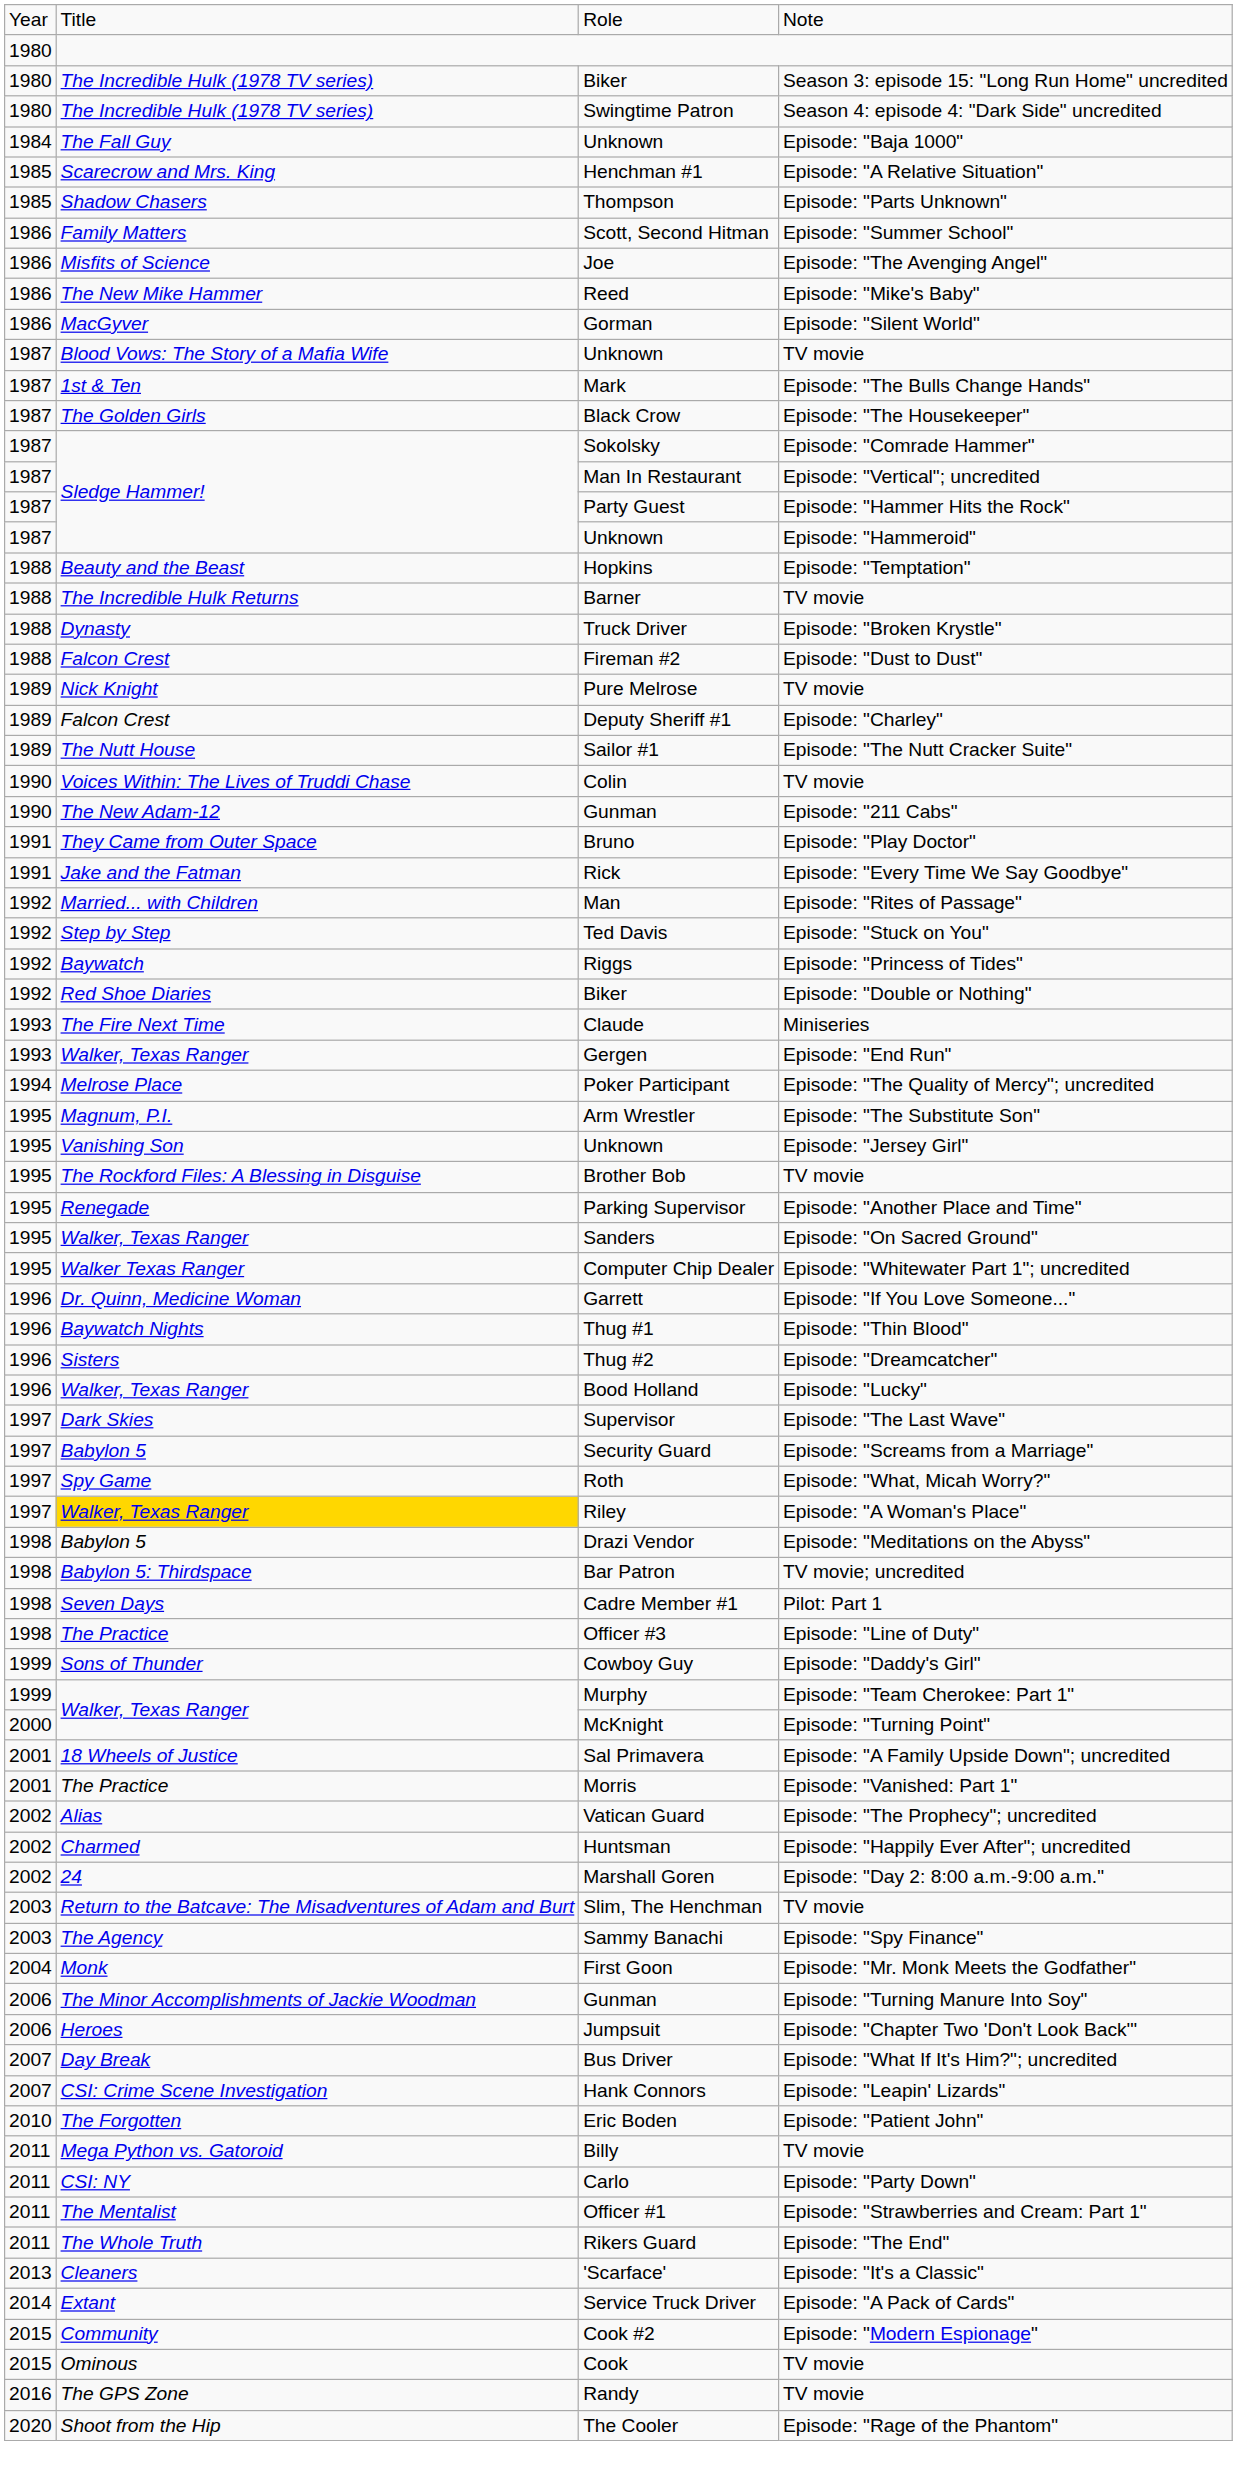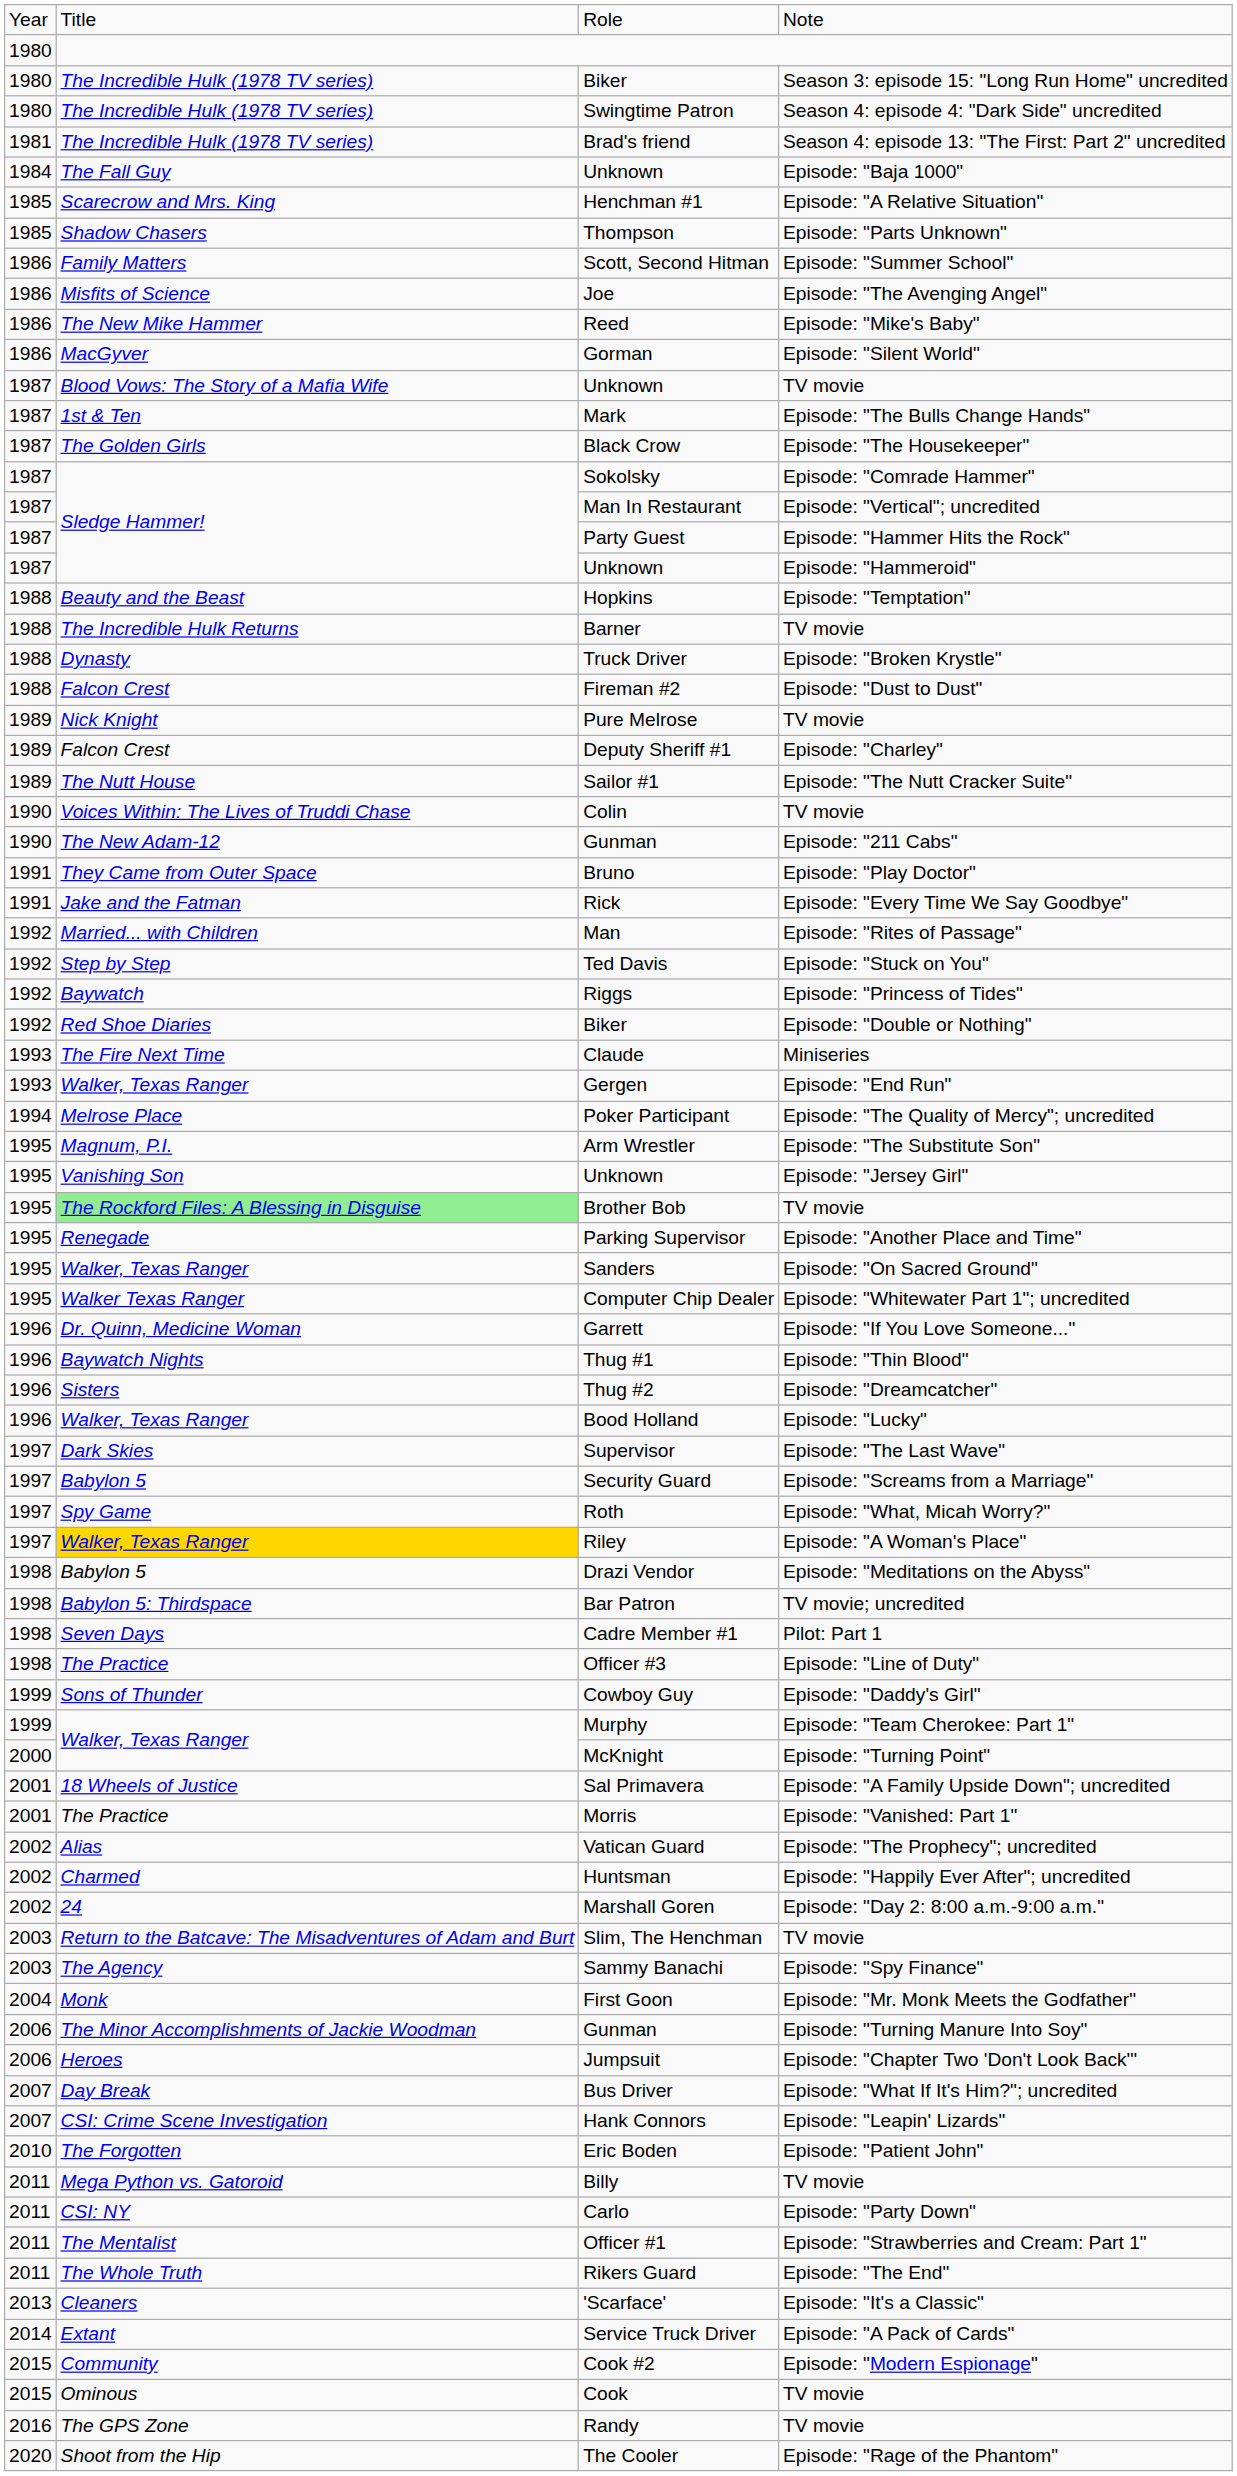+ row: (637, 141)
(241, 1176) no background -> (241, 1207) lightgreen background
